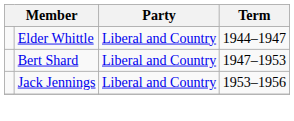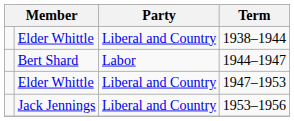+ row: (254, 37)
(56, 37) Elder Whittle -> (48, 60) Bert Shard
(159, 37) Liberal and Country -> (119, 60) Labor
(48, 60) Bert Shard -> (56, 82) Elder Whittle
